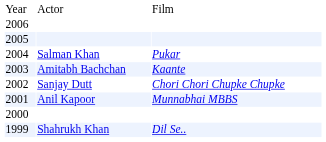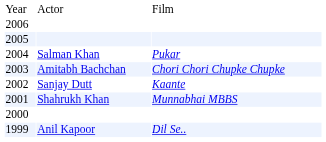(169, 69) Kaante -> (218, 69) Chori Chori Chupke Chupke
(218, 84) Chori Chori Chupke Chupke -> (169, 84) Kaante
(66, 99) Anil Kapoor -> (73, 99) Shahrukh Khan
(73, 130) Shahrukh Khan -> (66, 130) Anil Kapoor
